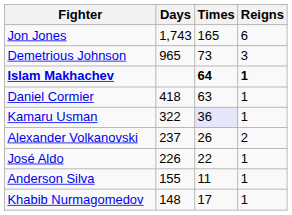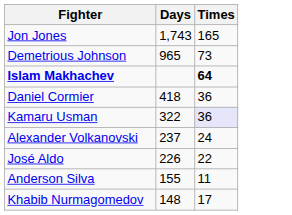- column: (262, 14)
(205, 96) 63 -> (205, 96) 36
(205, 138) 26 -> (205, 138) 24
